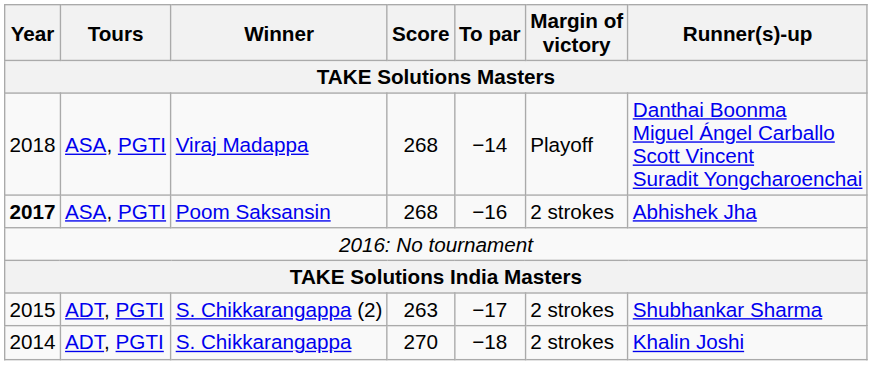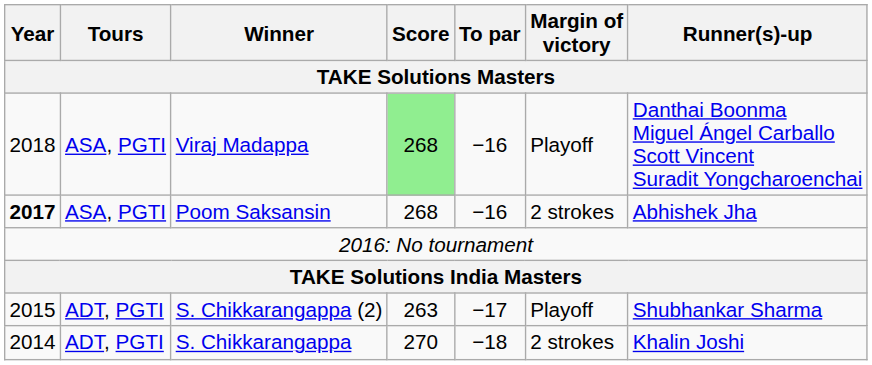(421, 144) no background -> (421, 144) lightgreen background
(490, 144) −14 -> (490, 144) −16
(572, 310) 2 strokes -> (562, 310) Playoff
